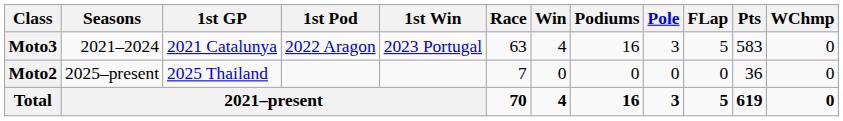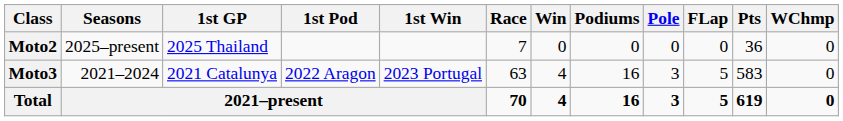rows swapped: (33, 45) <-> (33, 73)
